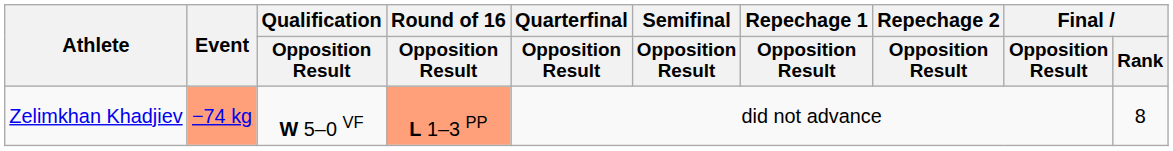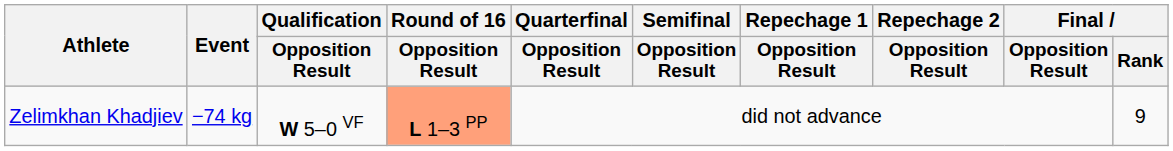(222, 116) lightsalmon background -> (222, 116) no background
(1140, 116) 8 -> (1140, 116) 9
